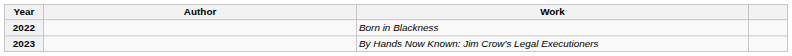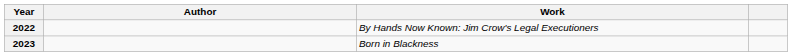(399, 28) Born in Blackness -> (479, 28) By Hands Now Known: Jim Crow's Legal Executioners
(479, 43) By Hands Now Known: Jim Crow's Legal Executioners -> (399, 43) Born in Blackness
